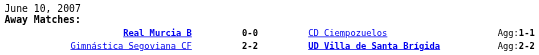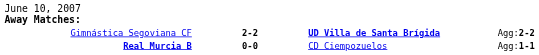rows swapped: (158, 33) <-> (131, 46)
